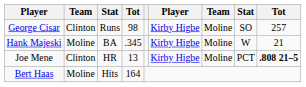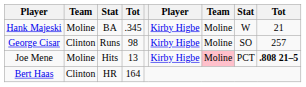rows swapped: (34, 43) <-> (34, 27)
(81, 58) Clinton -> (81, 58) Moline
(110, 58) HR -> (110, 58) Hits
(218, 58) no background -> (218, 58) pink background
(81, 74) Moline -> (81, 74) Clinton
(110, 74) Hits -> (110, 74) HR
